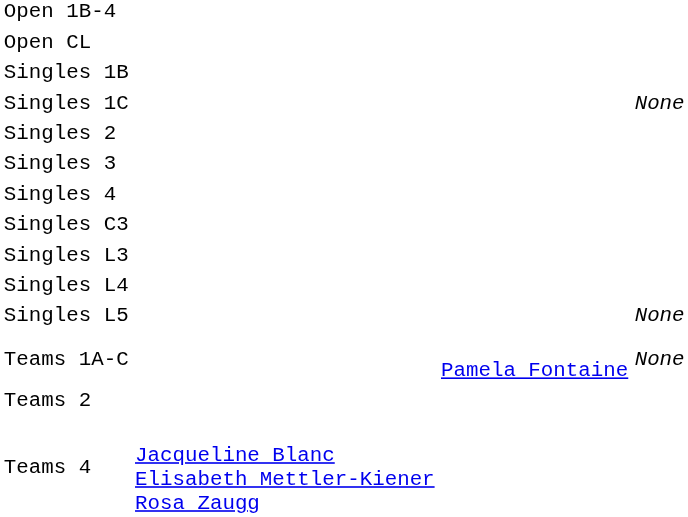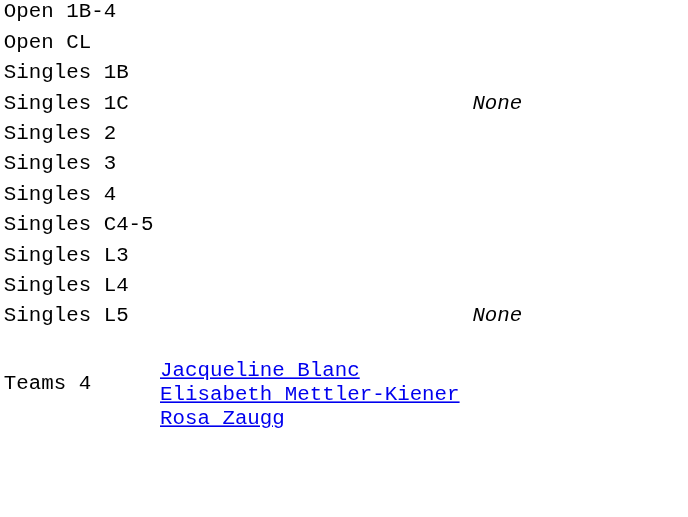- row: (66, 225)
+ row: (79, 225)
- row: (66, 358)
- row: (47, 401)
